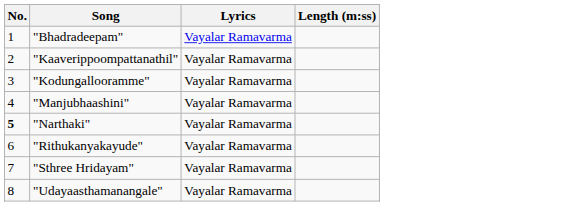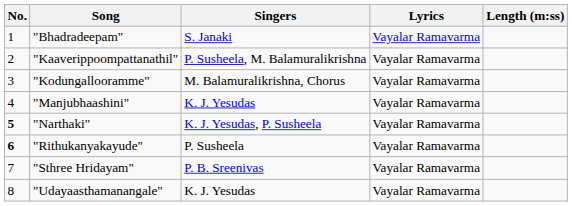+ column: (275, 15)
(11, 146) normal -> (11, 146) bold
